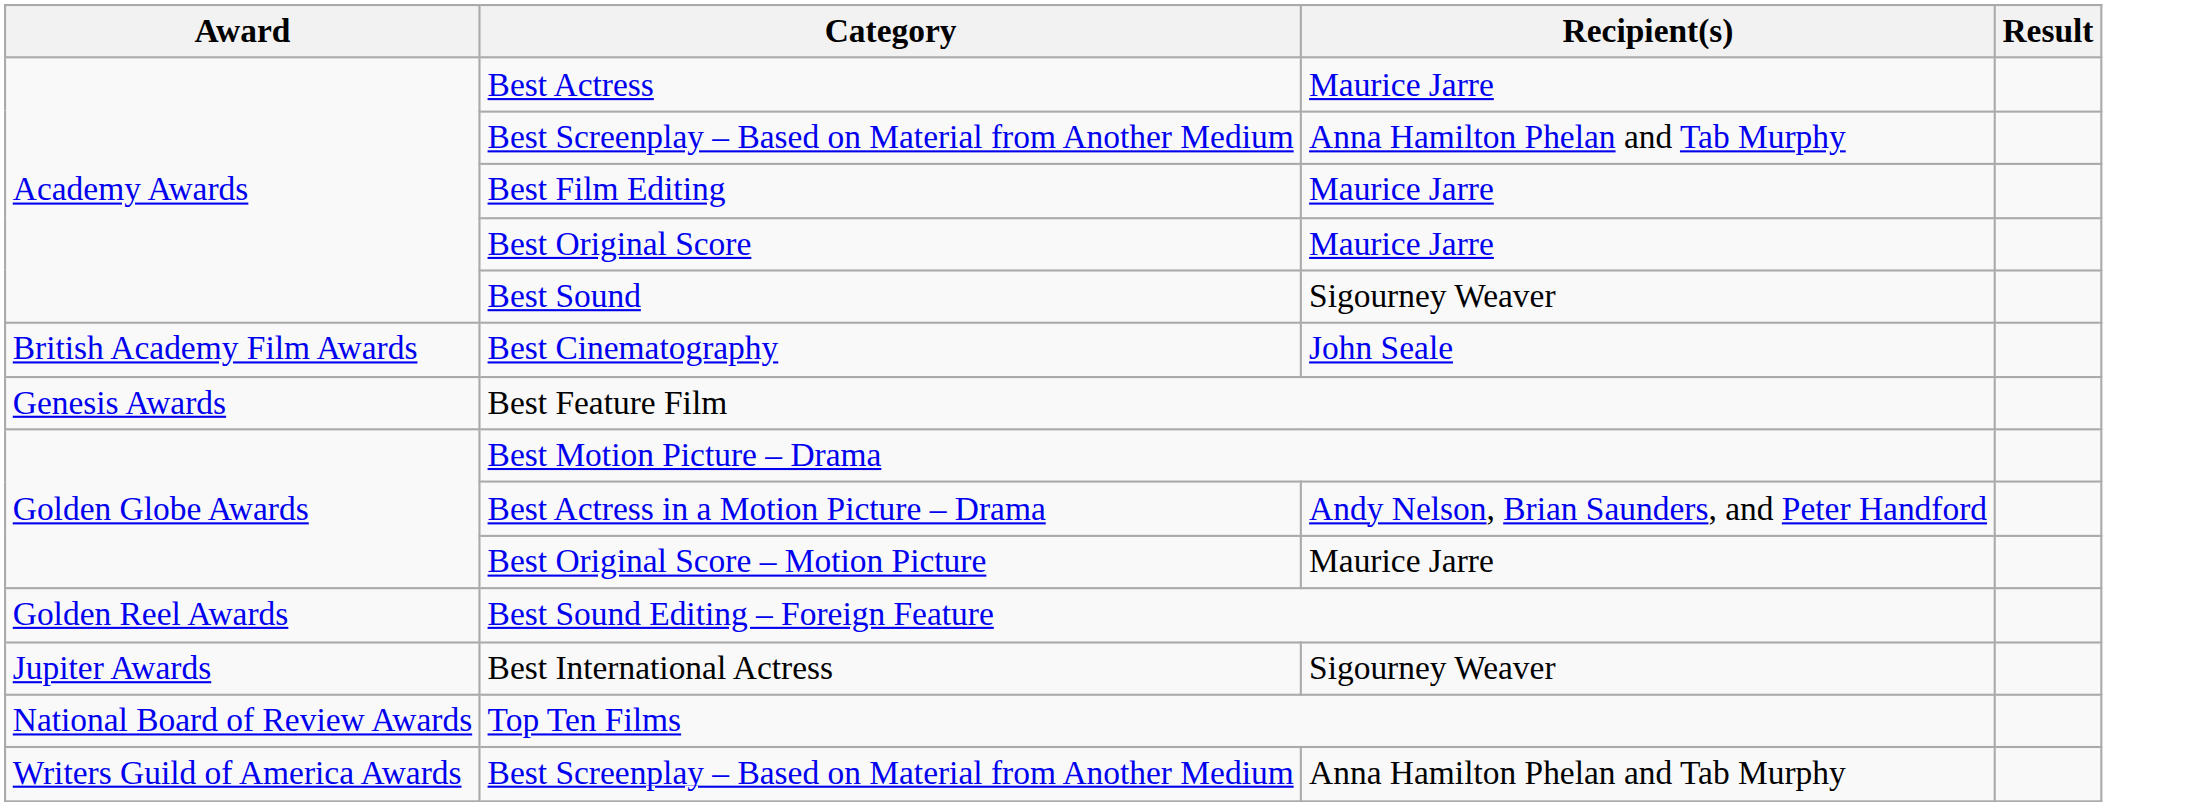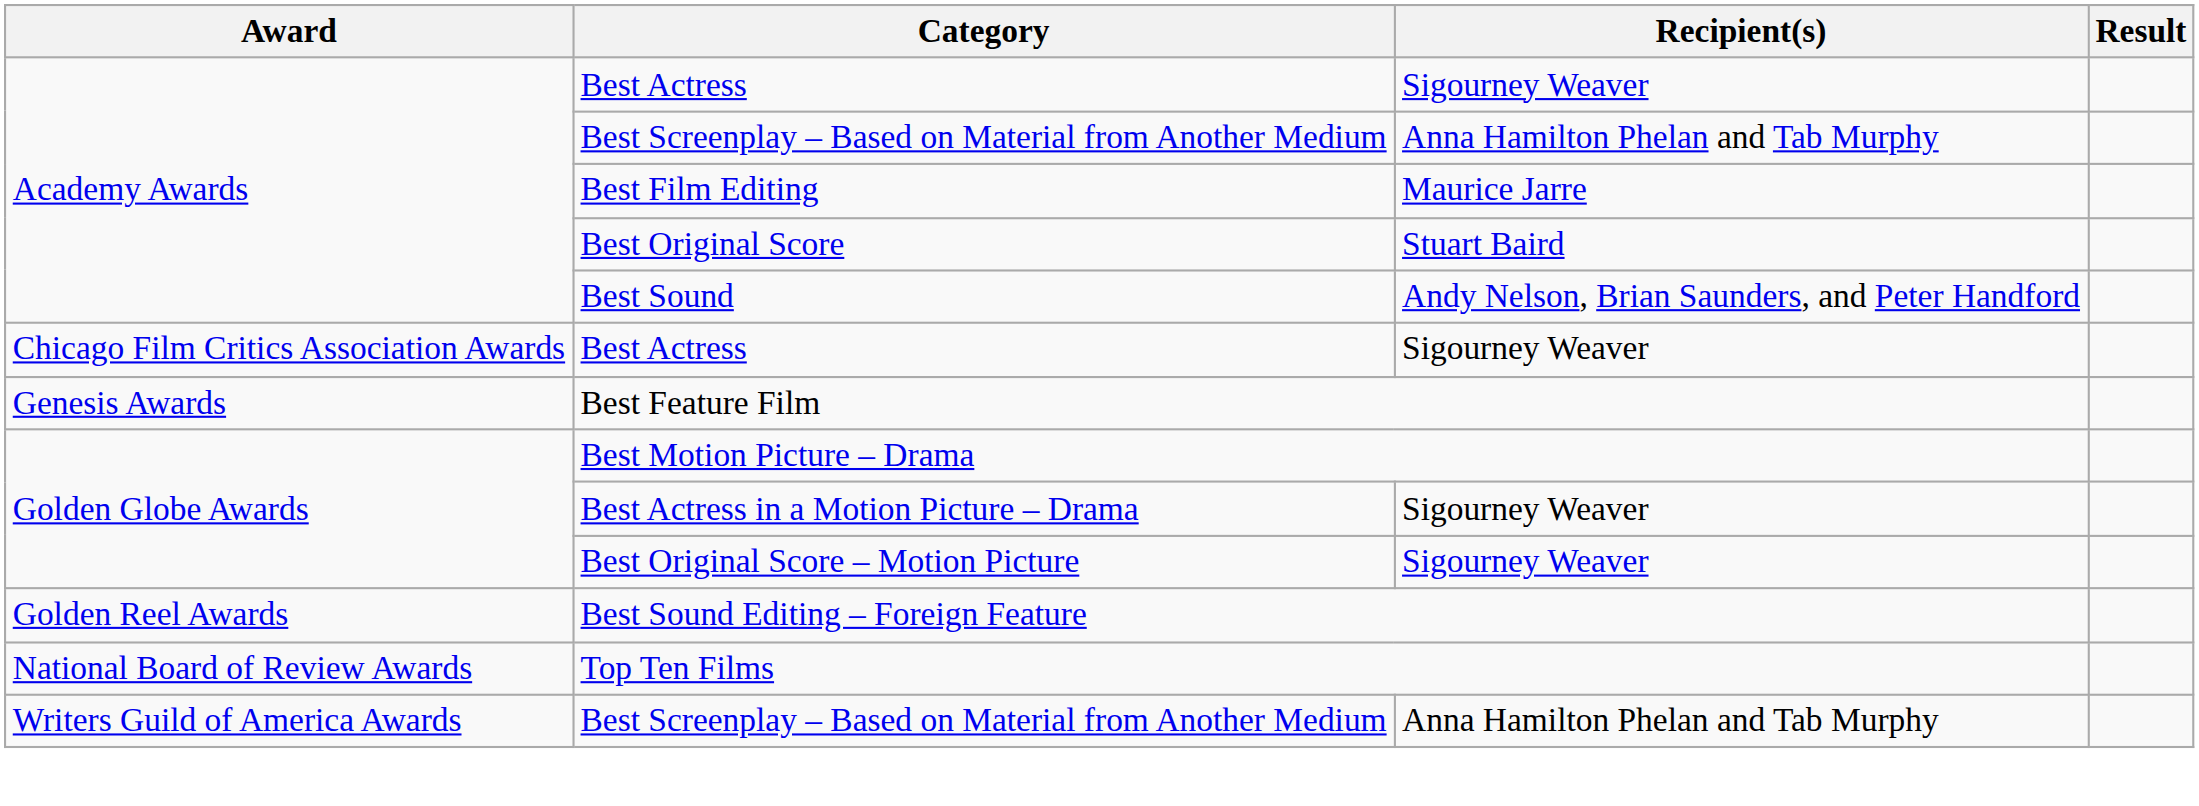(1401, 84) Maurice Jarre -> (1525, 84) Sigourney Weaver
(1401, 243) Maurice Jarre -> (1483, 243) Stuart Baird
(1432, 296) Sigourney Weaver -> (1741, 296) Andy Nelson, Brian Saunders, and Peter Handford
- row: (215, 349)
+ row: (289, 349)
(1648, 508) Andy Nelson, Brian Saunders, and Peter Handford -> (1525, 508) Sigourney Weaver
(1401, 561) Maurice Jarre -> (1525, 561) Sigourney Weaver
- row: (112, 667)
